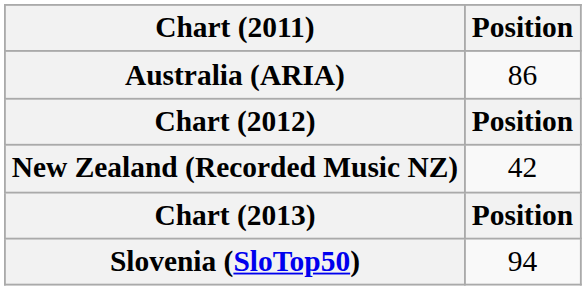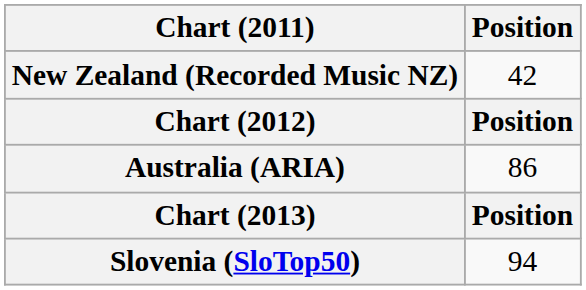rows swapped: (235, 167) <-> (235, 74)
